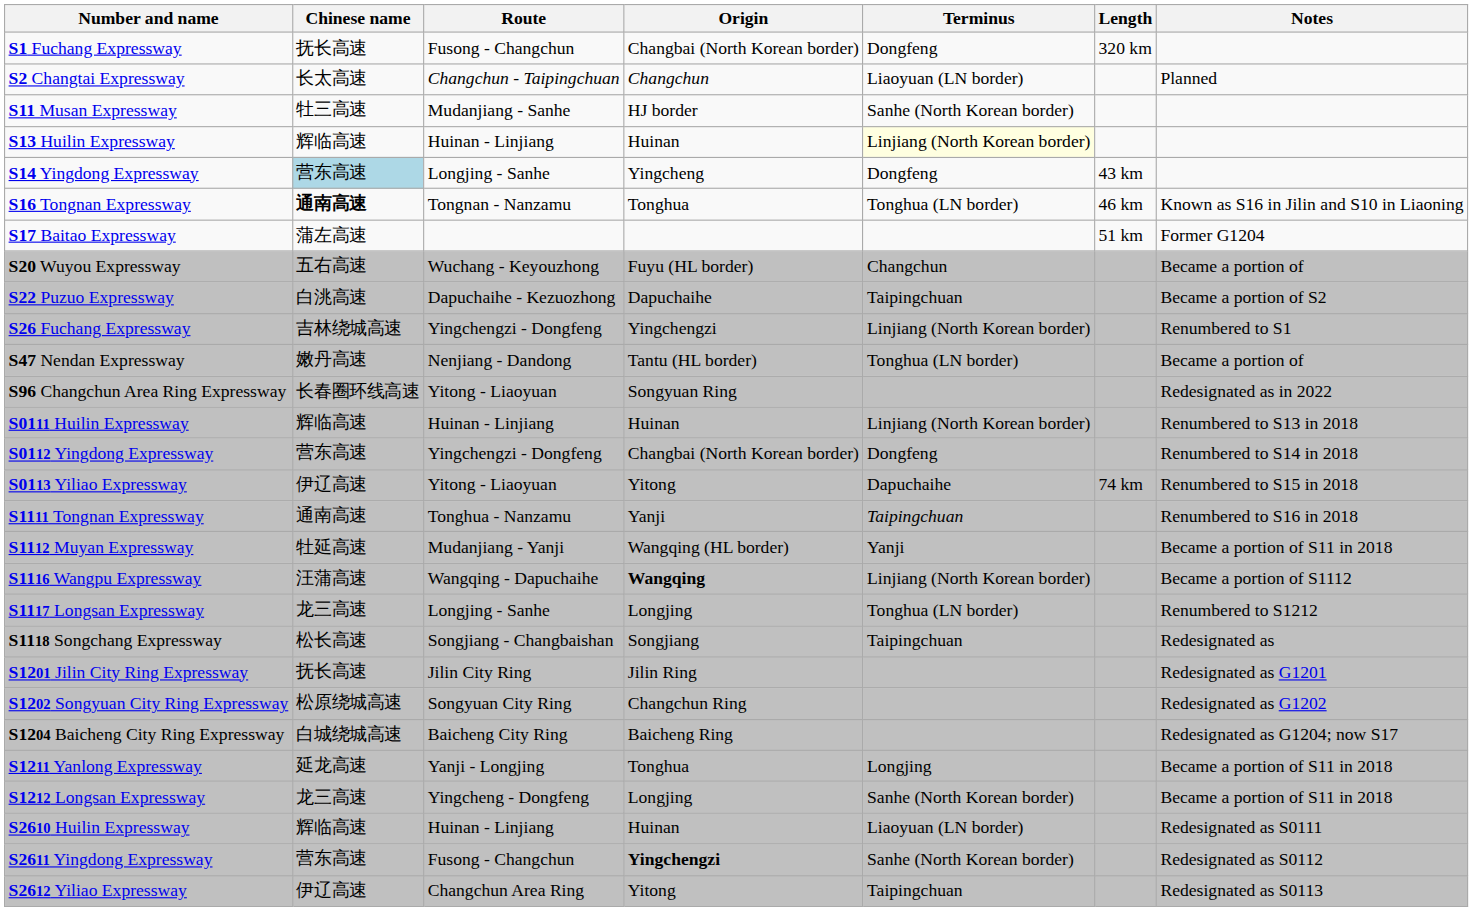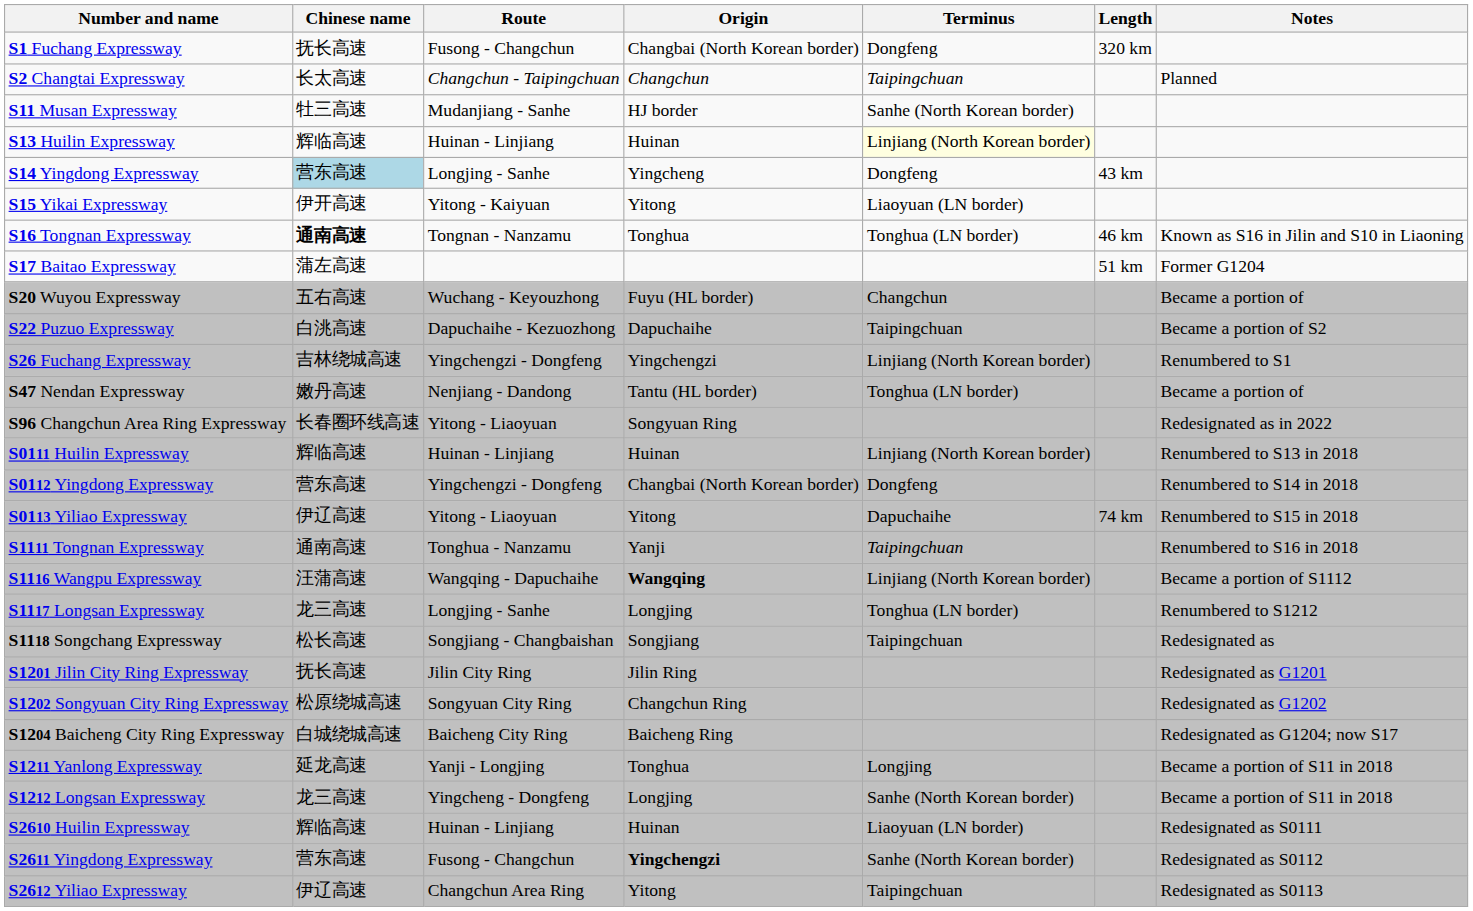(945, 79) Liaoyuan (LN border) -> (915, 79) Taipingchuan
+ row: (88, 204)
- row: (101, 547)
